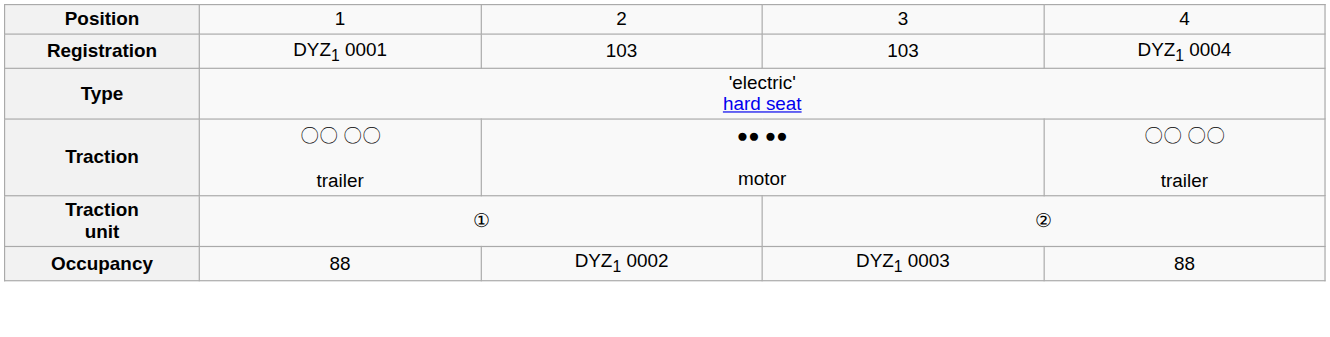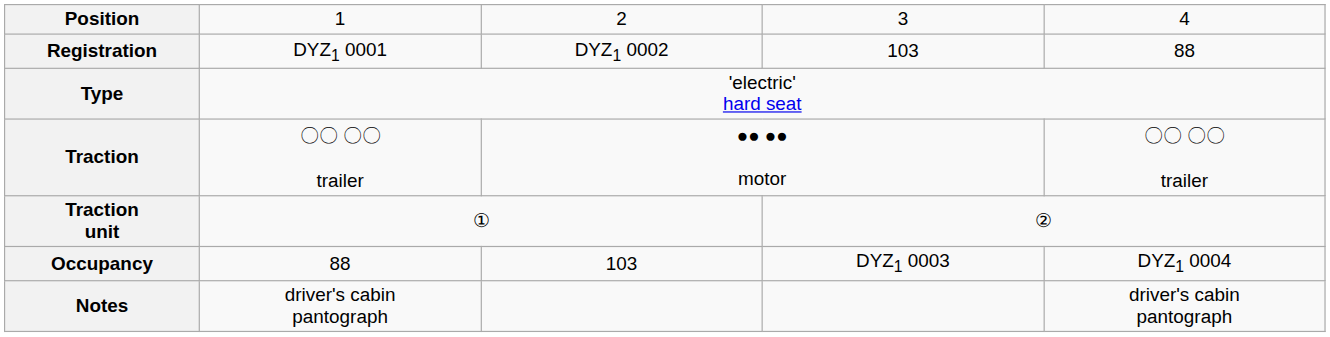(622, 51) 103 -> (622, 51) DYZ1 0002
(1184, 51) DYZ1 0004 -> (1184, 51) 88
(622, 263) DYZ1 0002 -> (622, 263) 103
(1184, 263) 88 -> (1184, 263) DYZ1 0004
+ row: (102, 305)
